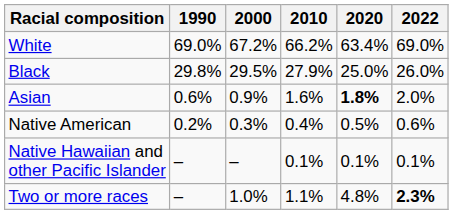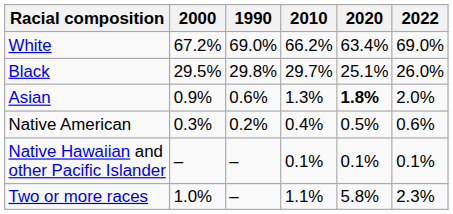columns swapped: (198, 18) <-> (253, 18)
(309, 72) 27.9% -> (309, 72) 29.7%
(364, 72) 25.0% -> (364, 72) 25.1%
(304, 98) 1.6% -> (304, 98) 1.3%
(360, 197) 4.8% -> (360, 197) 5.8%
(415, 197) bold -> (415, 197) normal
